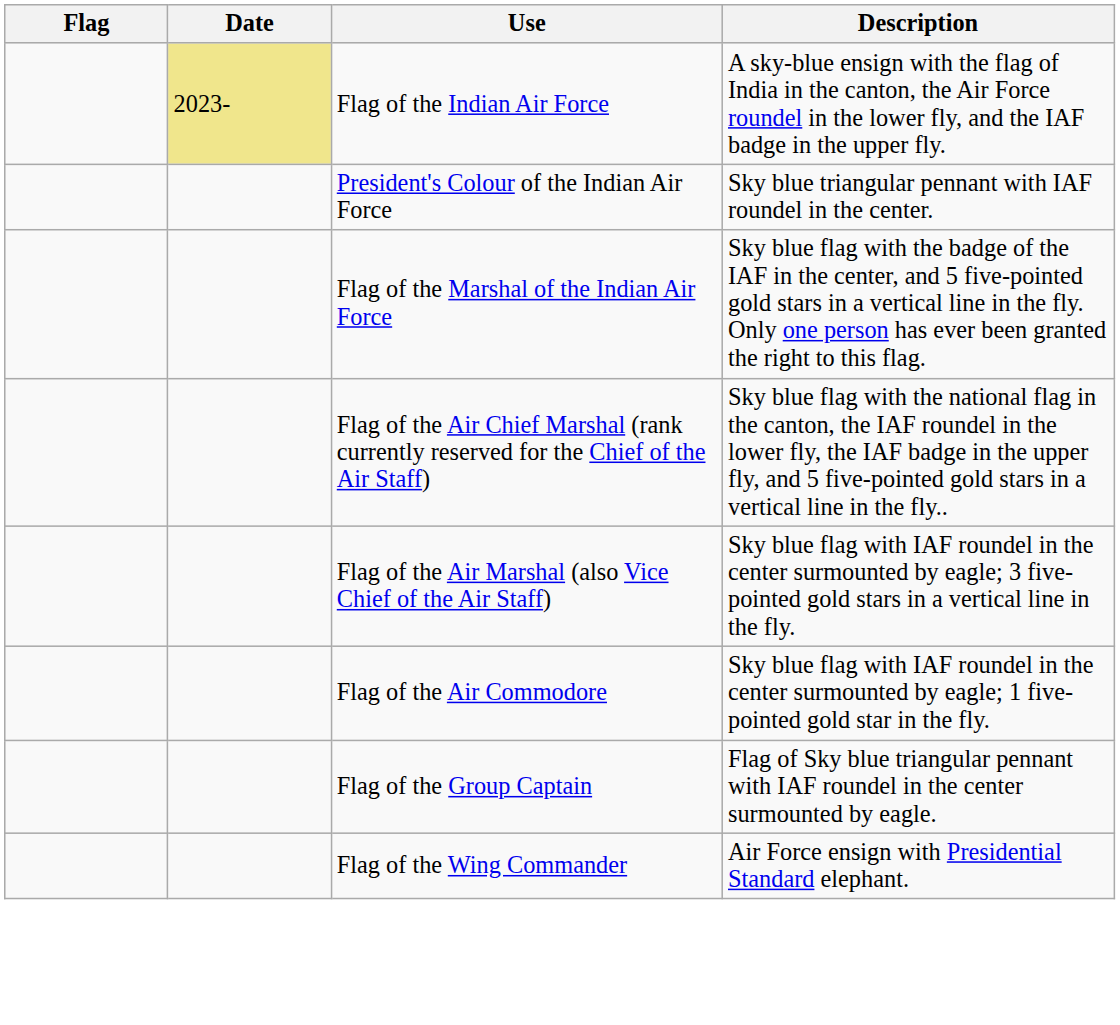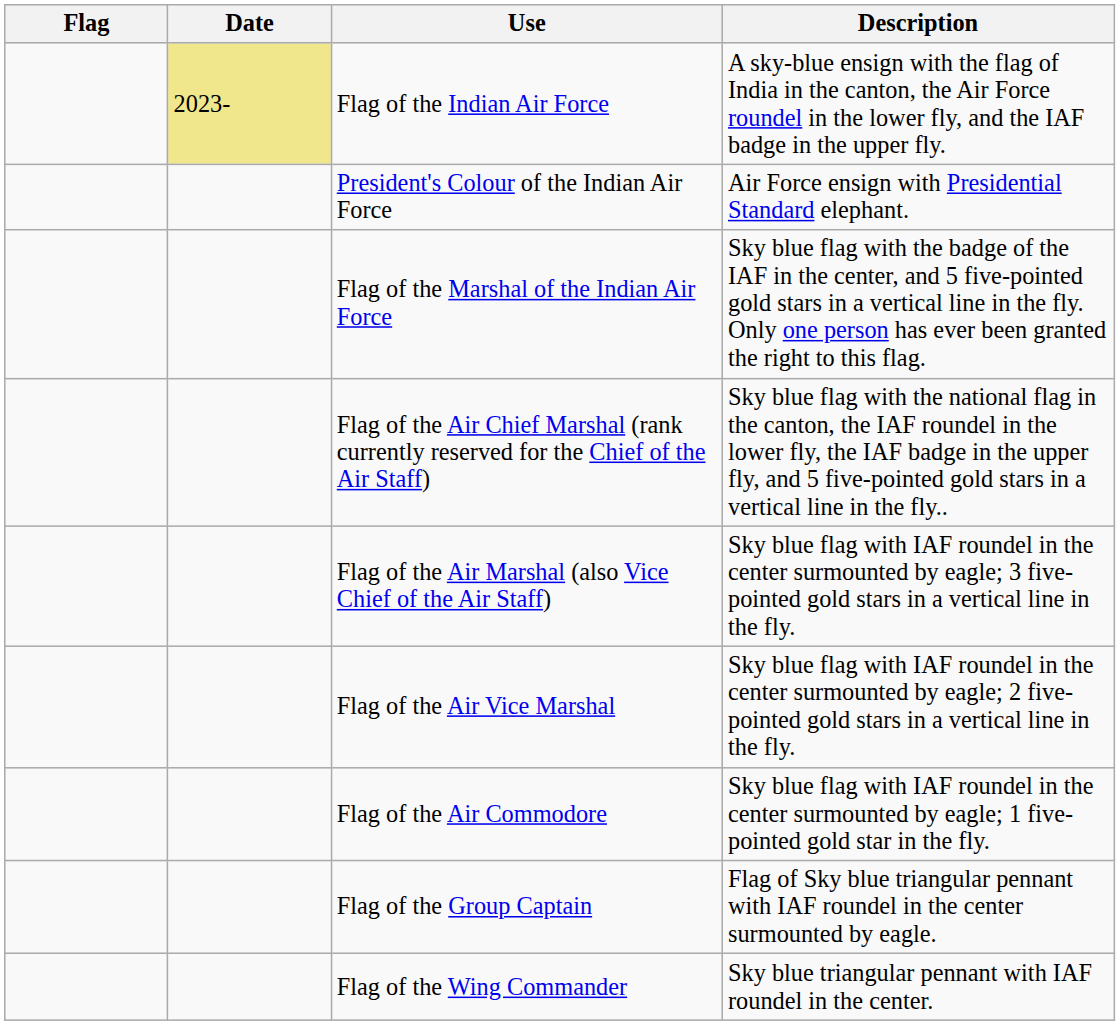(910, 196) Sky blue triangular pennant with IAF roundel in the center. -> (895, 196) Air Force ensign with Presidential Standard elephant.
+ row: (476, 706)
(895, 865) Air Force ensign with Presidential Standard elephant. -> (910, 986) Sky blue triangular pennant with IAF roundel in the center.
